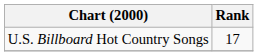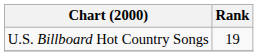(232, 39) 17 -> (232, 39) 19
